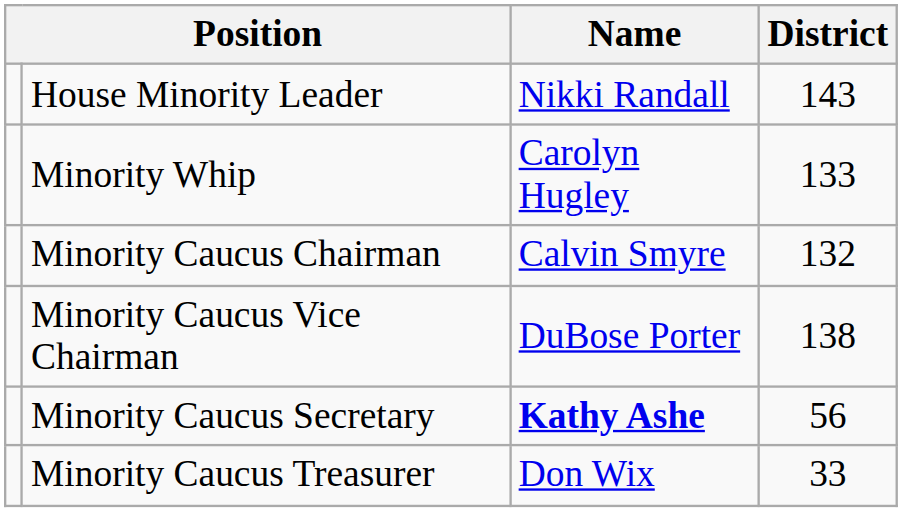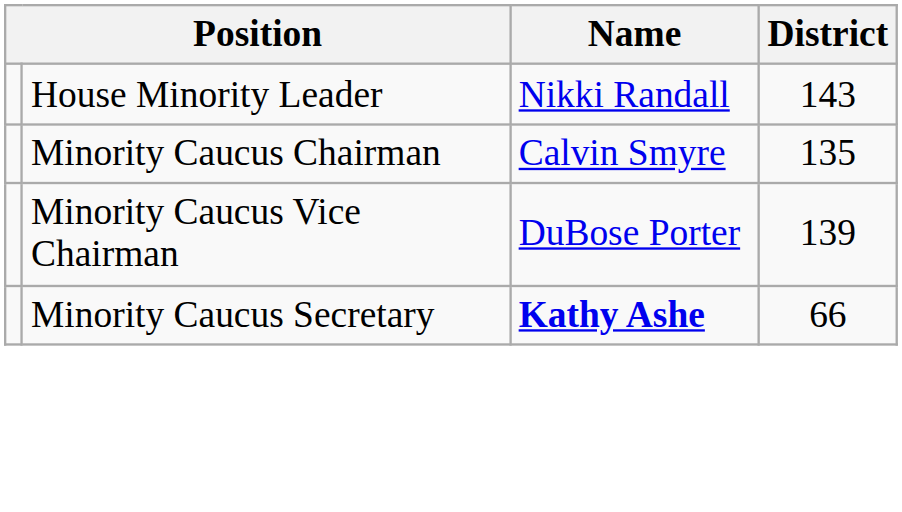- row: (144, 174)
(828, 254) 132 -> (828, 152) 135
(828, 334) 138 -> (828, 233) 139
(828, 415) 56 -> (828, 313) 66
- row: (233, 474)
